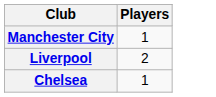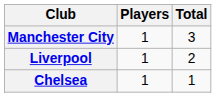+ column: (191, 15)
(145, 59) 2 -> (145, 59) 1
